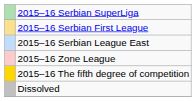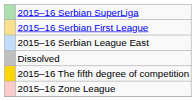rows swapped: (66, 58) <-> (39, 89)
